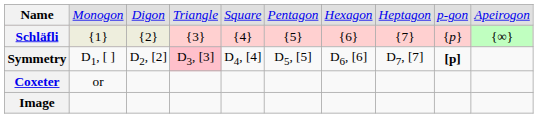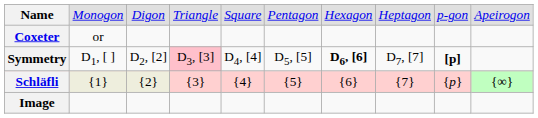rows swapped: (37, 36) <-> (37, 81)
(349, 58) normal -> (349, 58) bold
